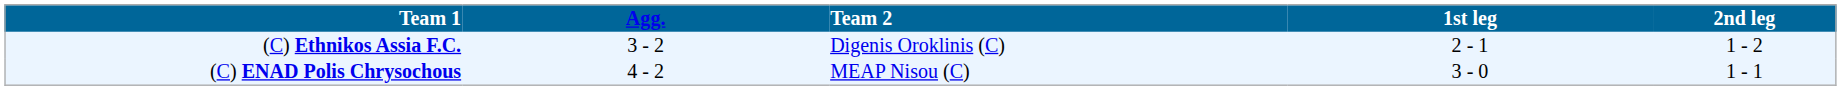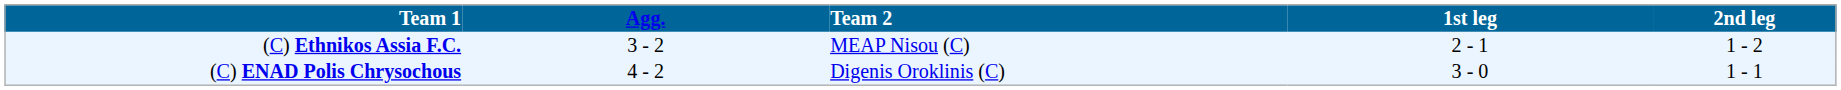(918, 44) Digenis Oroklinis (C) -> (900, 44) MEAP Nisou (C)
(900, 71) MEAP Nisou (C) -> (918, 71) Digenis Oroklinis (C)
